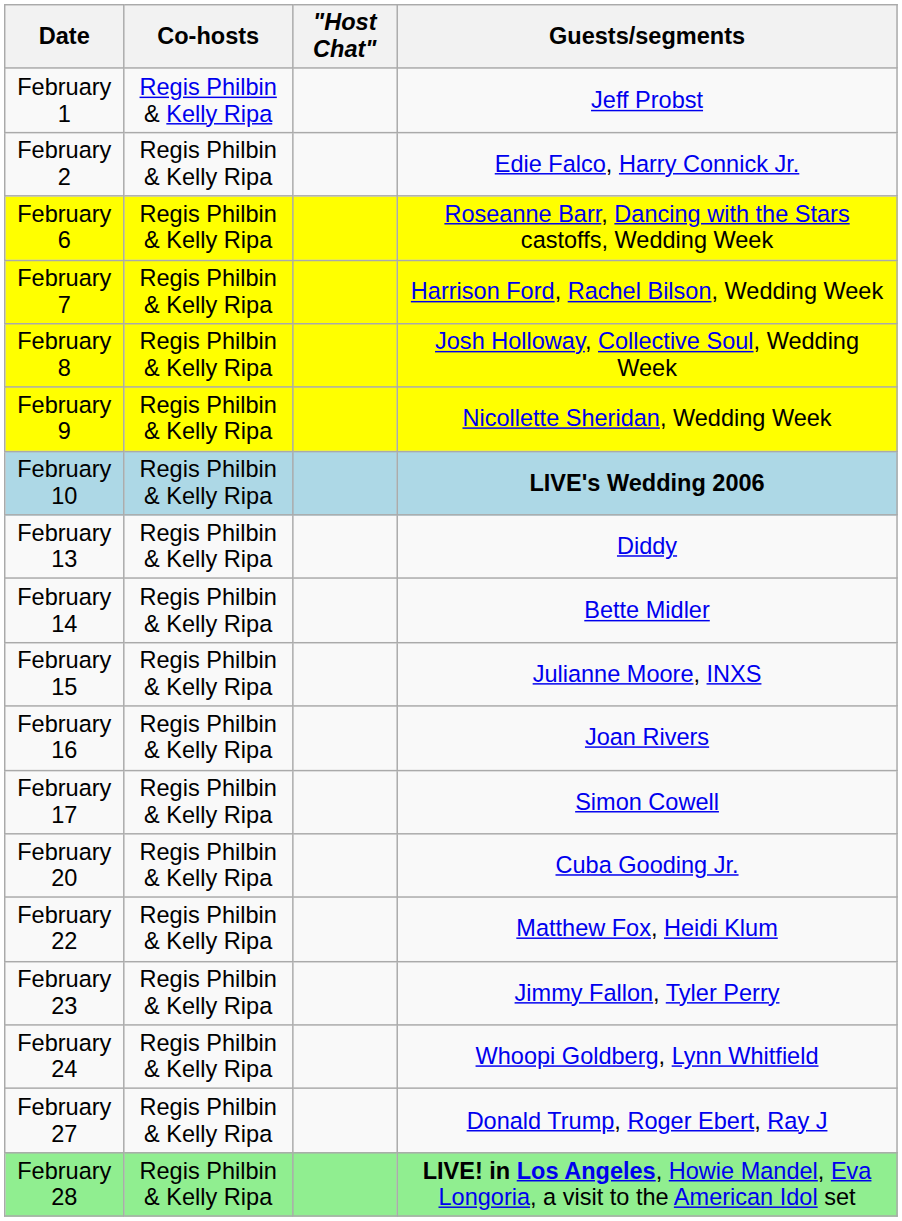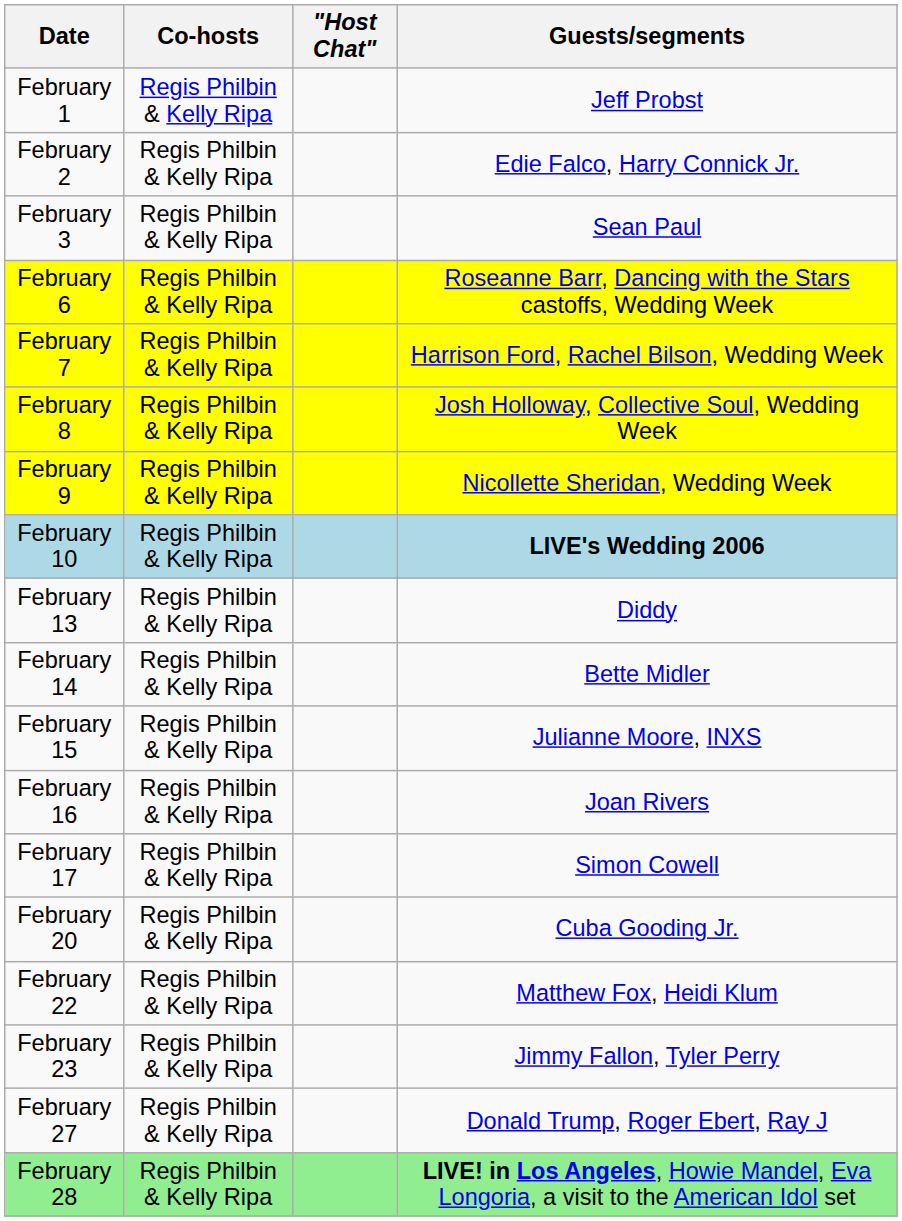+ row: (64, 227)
- row: (64, 1056)
